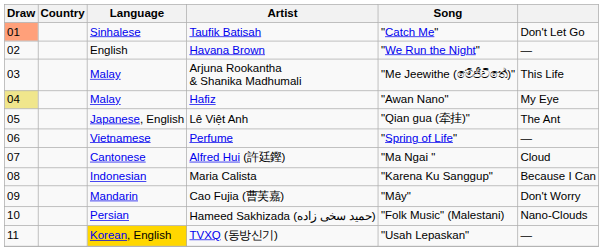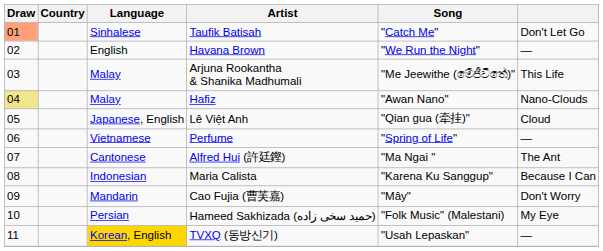(540, 99) My Eye -> (554, 99) Nano-Clouds
(540, 119) The Ant -> (535, 119) Cloud
(535, 157) Cloud -> (540, 157) The Ant
(554, 216) Nano-Clouds -> (540, 216) My Eye
